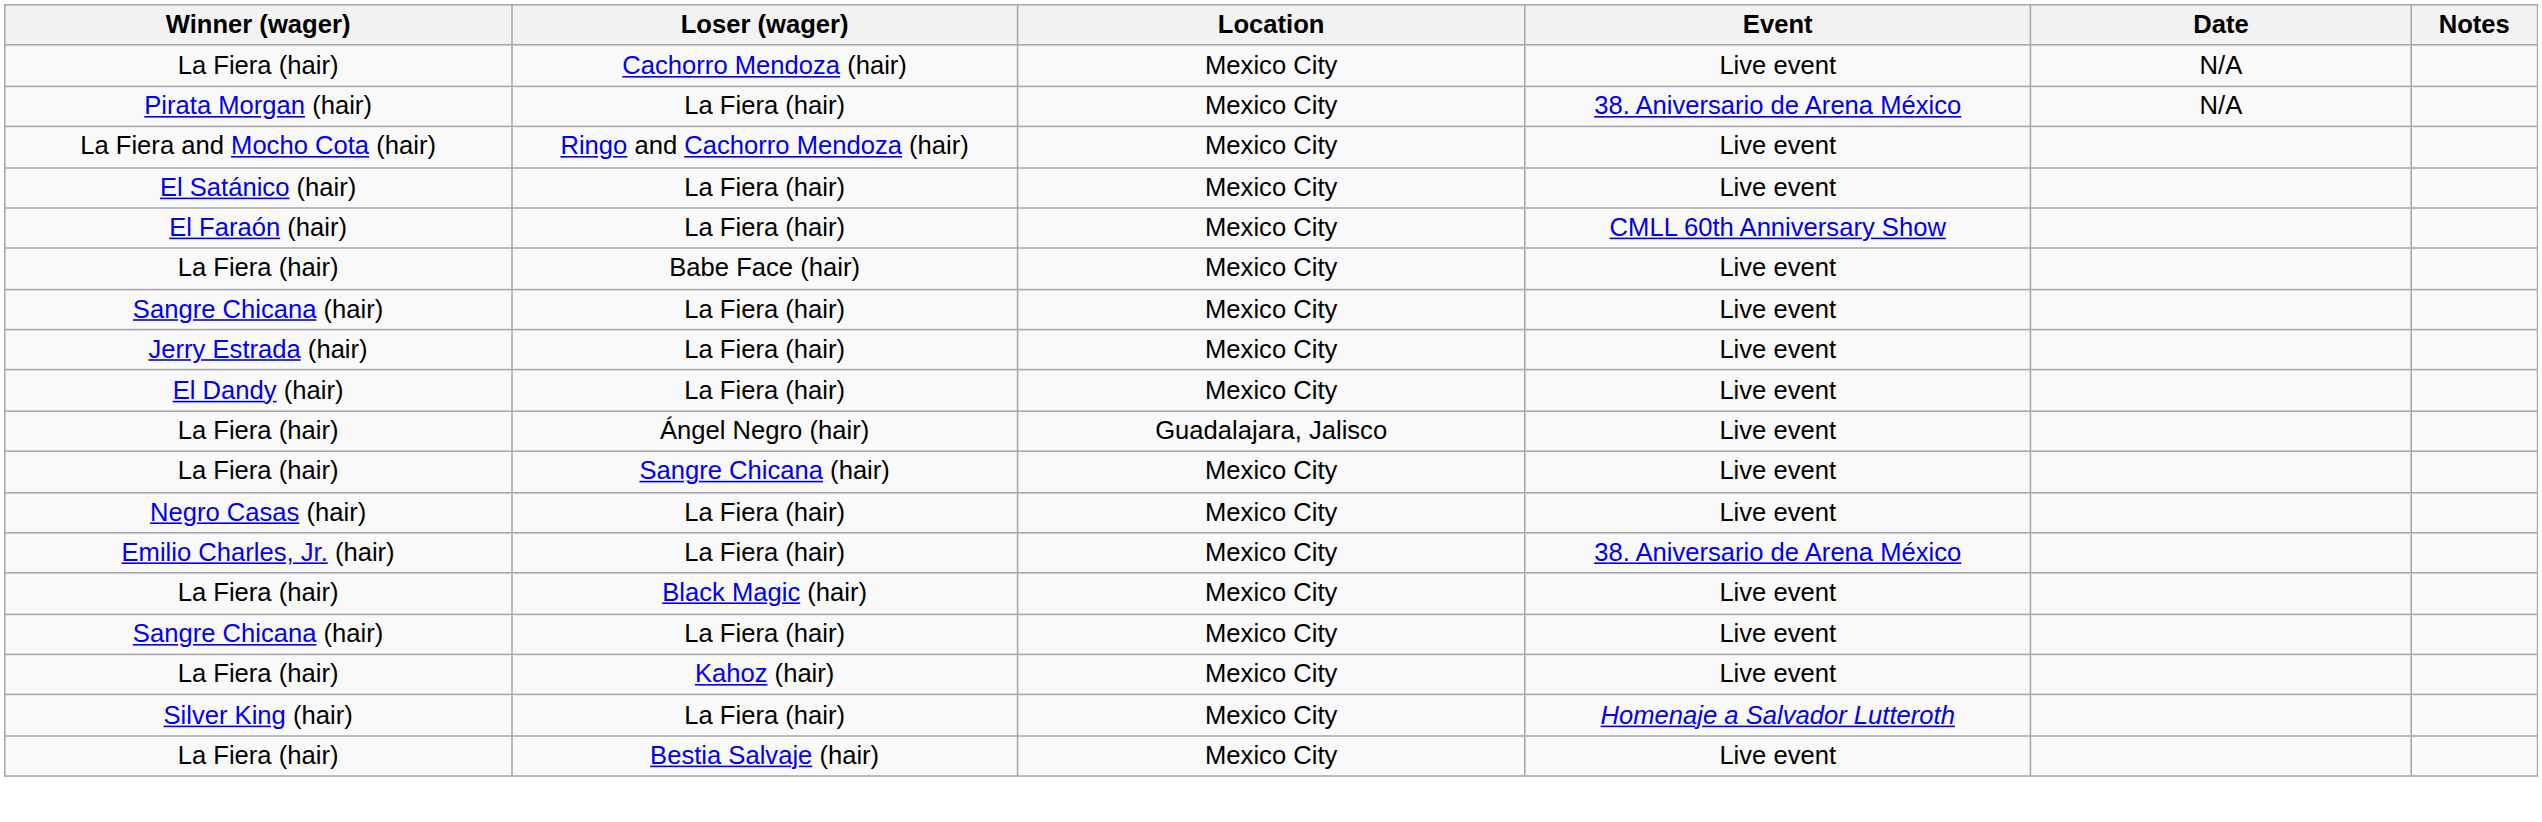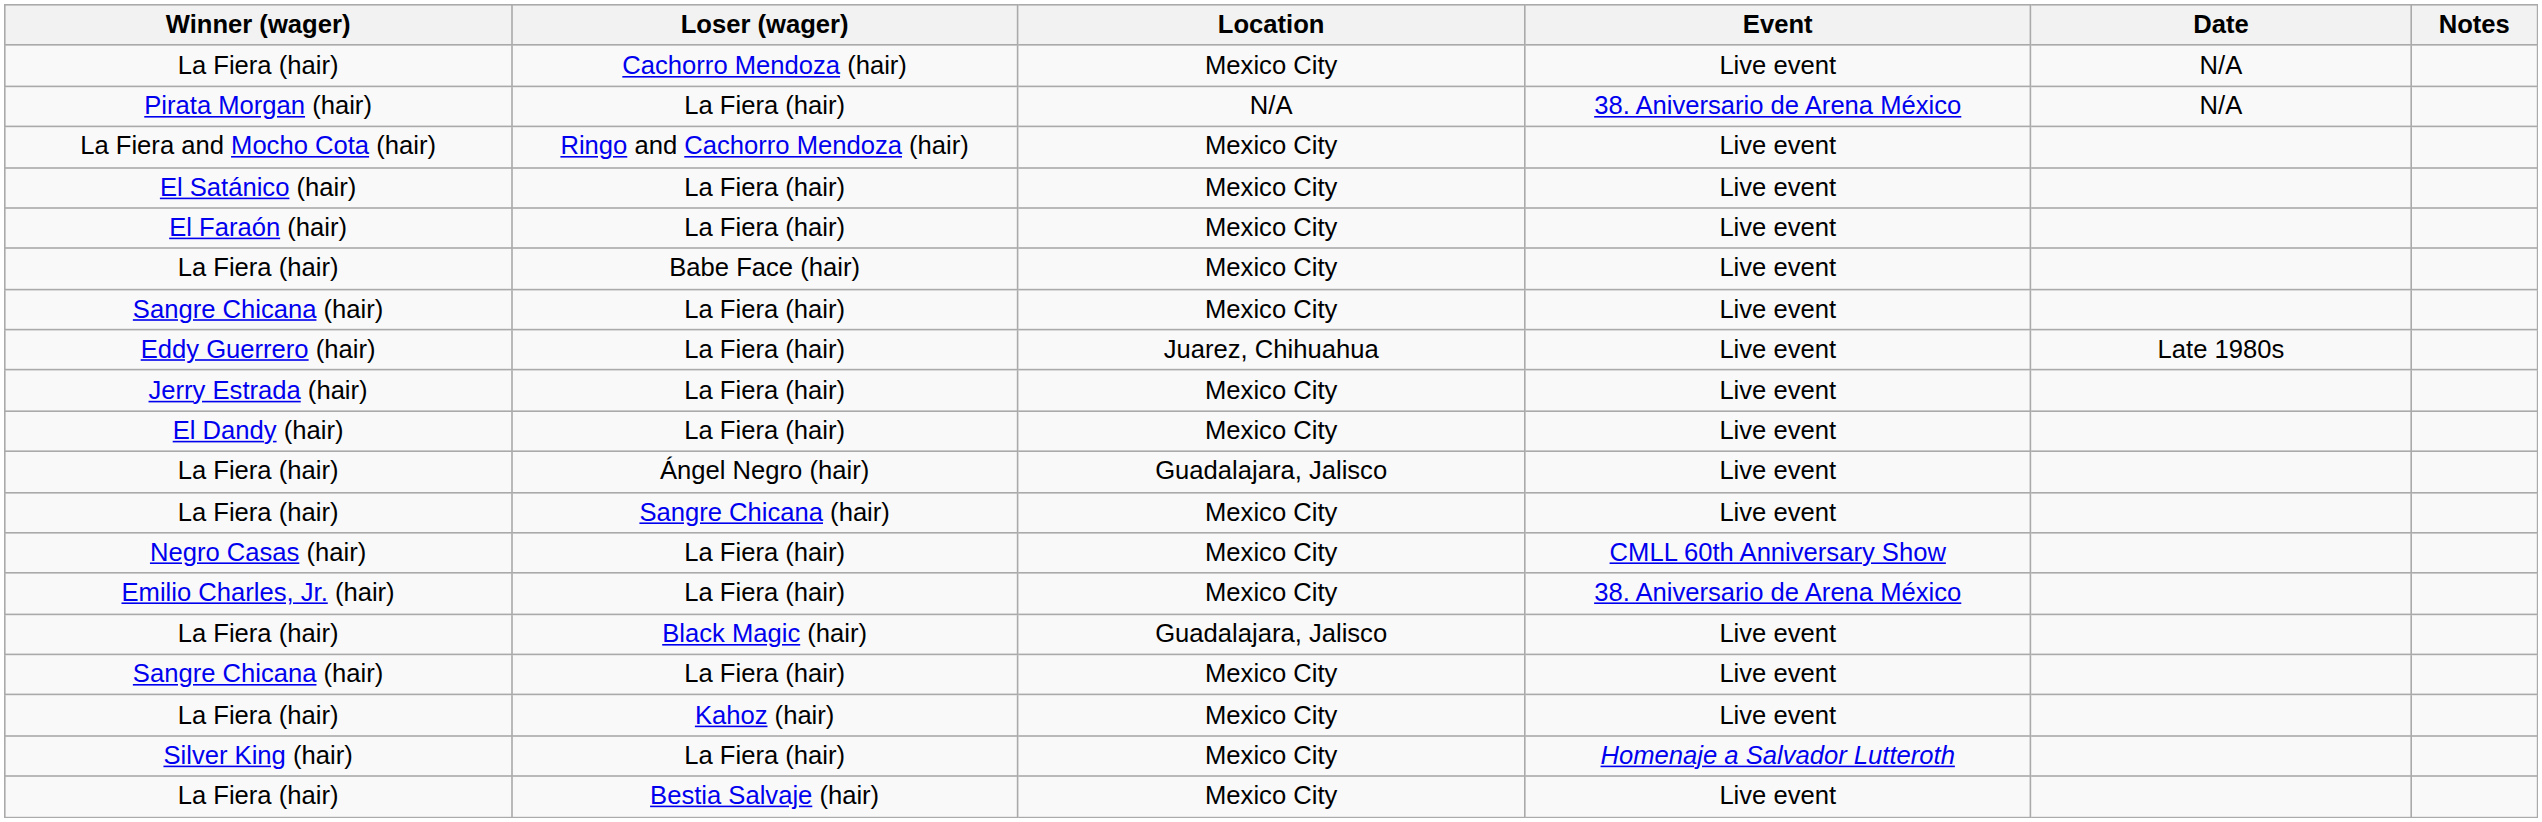(1271, 106) Mexico City -> (1271, 106) N/A
(1778, 227) CMLL 60th Anniversary Show -> (1778, 227) Live event
+ row: (258, 349)
(1778, 512) Live event -> (1778, 552) CMLL 60th Anniversary Show
(1271, 593) Mexico City -> (1271, 633) Guadalajara, Jalisco
